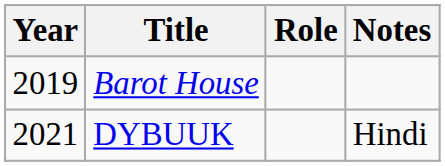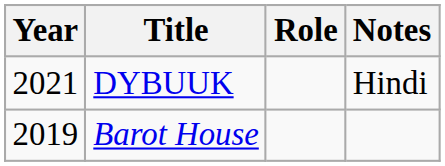rows swapped: (176, 82) <-> (163, 134)
